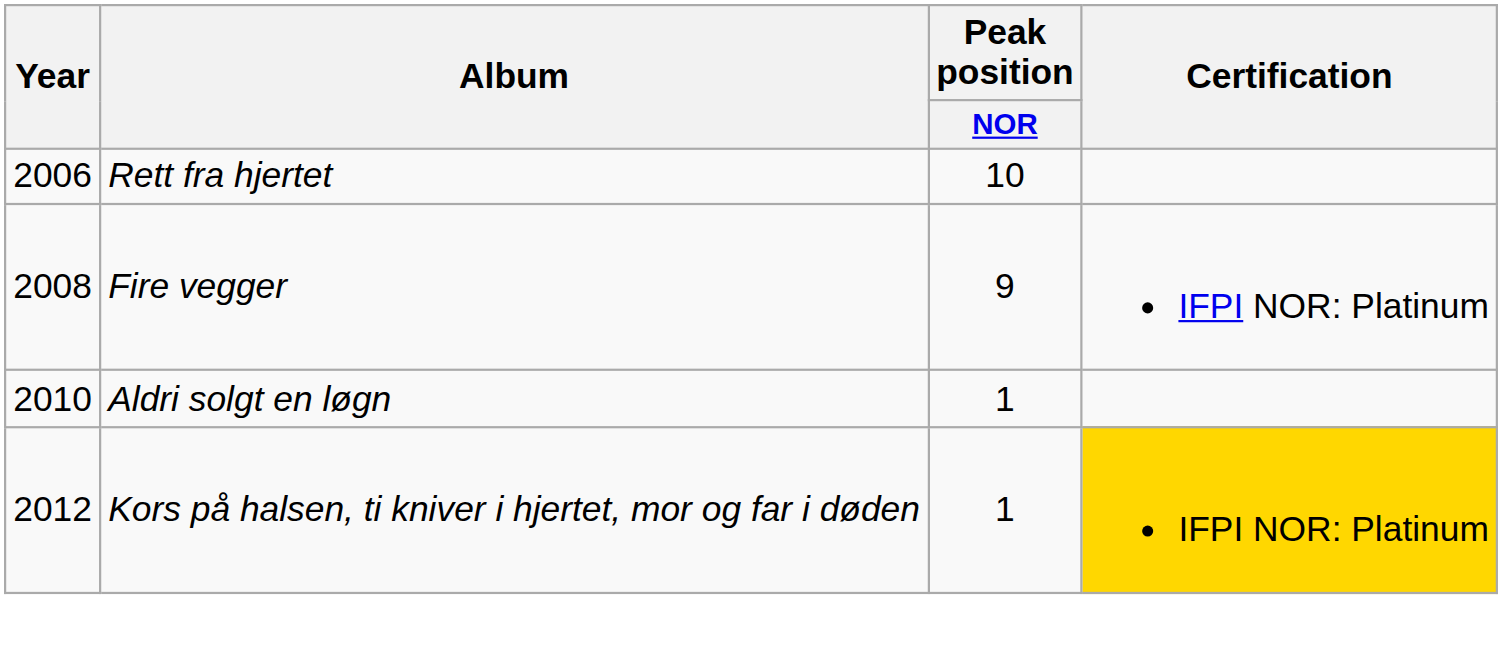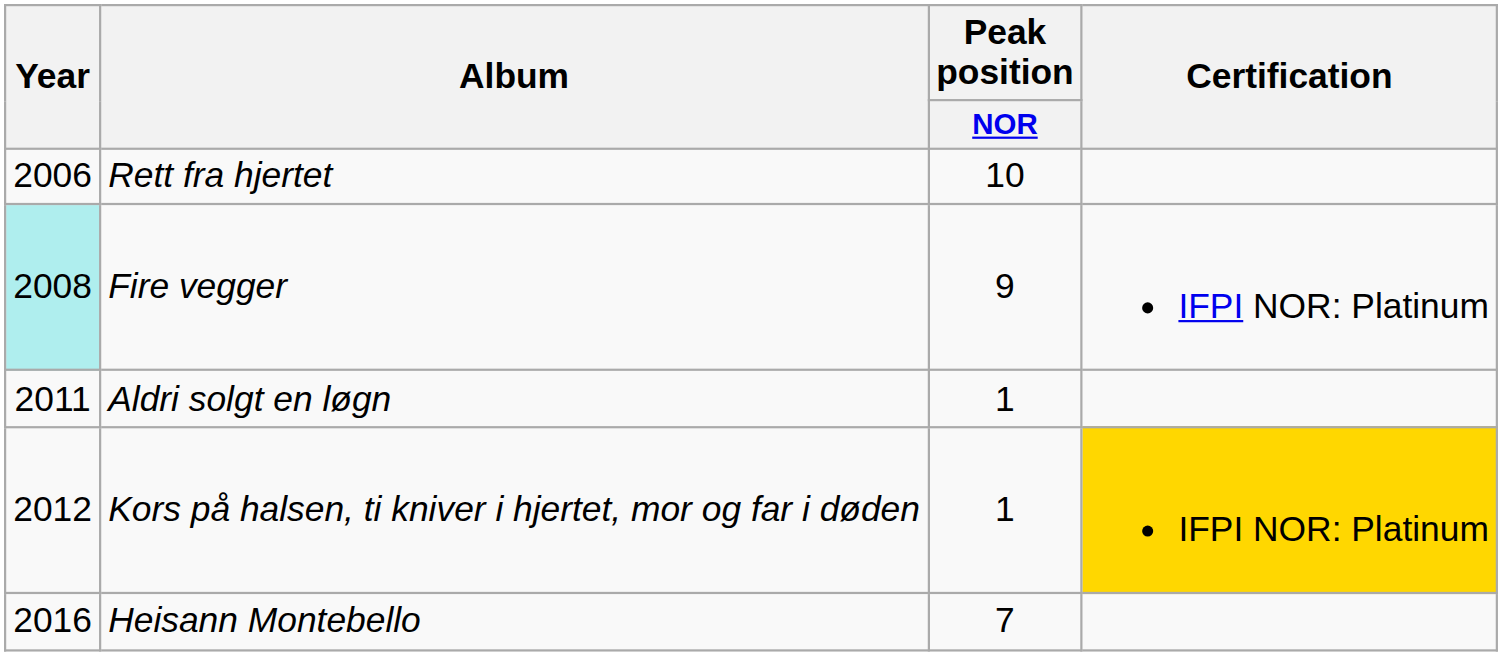(53, 286) no background -> (53, 286) paleturquoise background
(53, 398) 2010 -> (53, 398) 2011
+ row: (264, 620)
